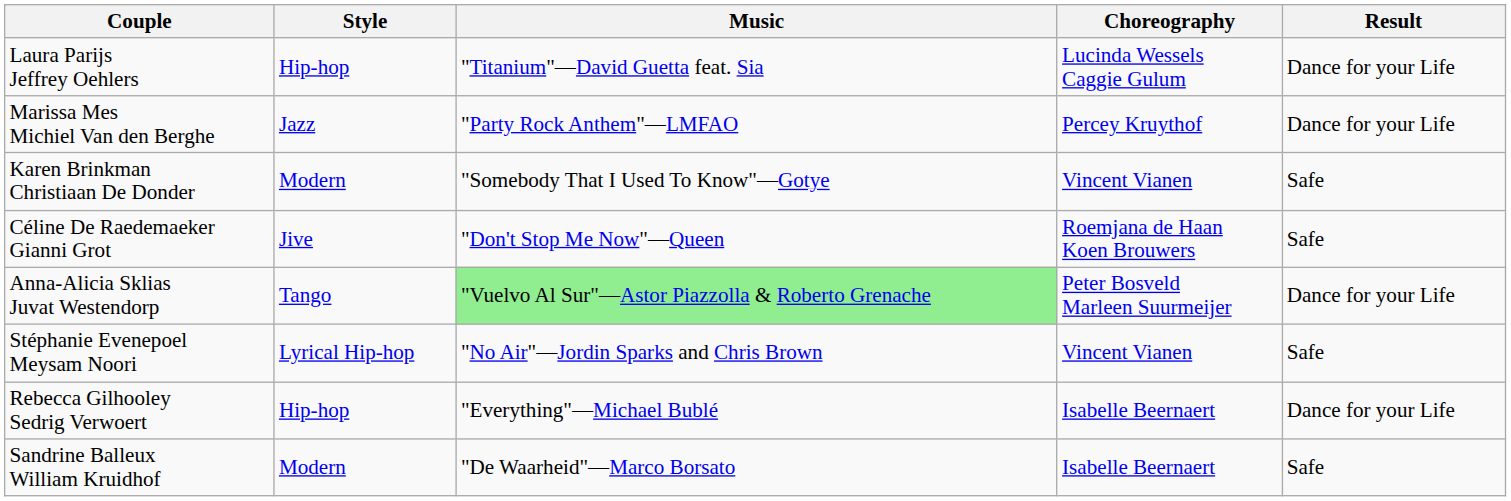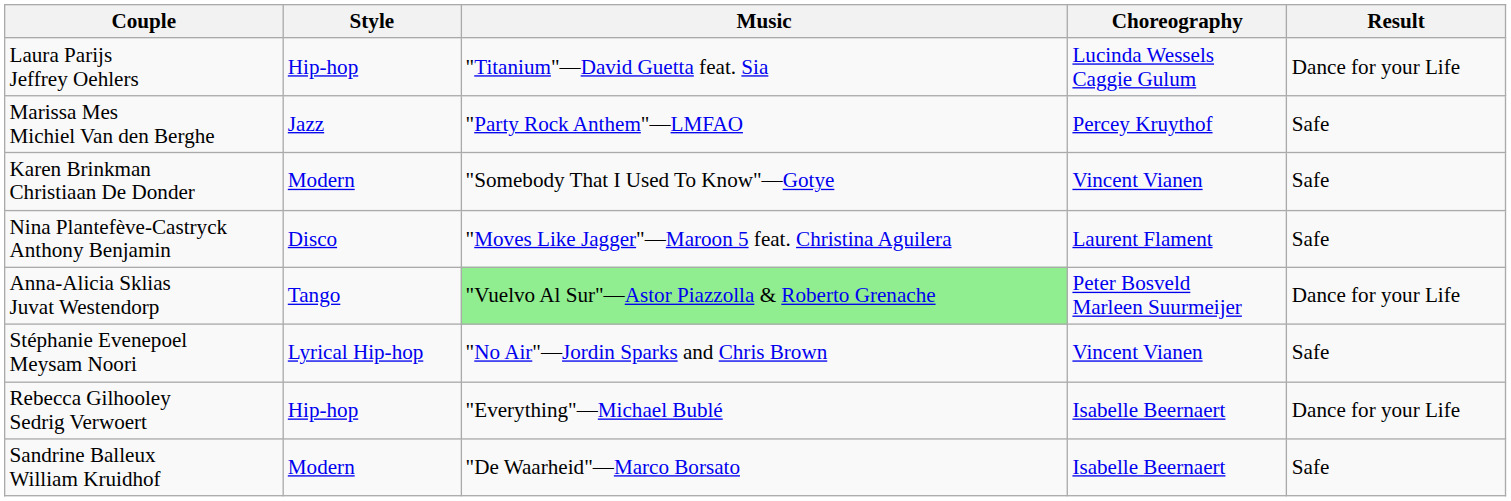(1371, 123) Dance for your Life -> (1311, 123) Safe
+ row: (118, 238)
- row: (112, 238)
